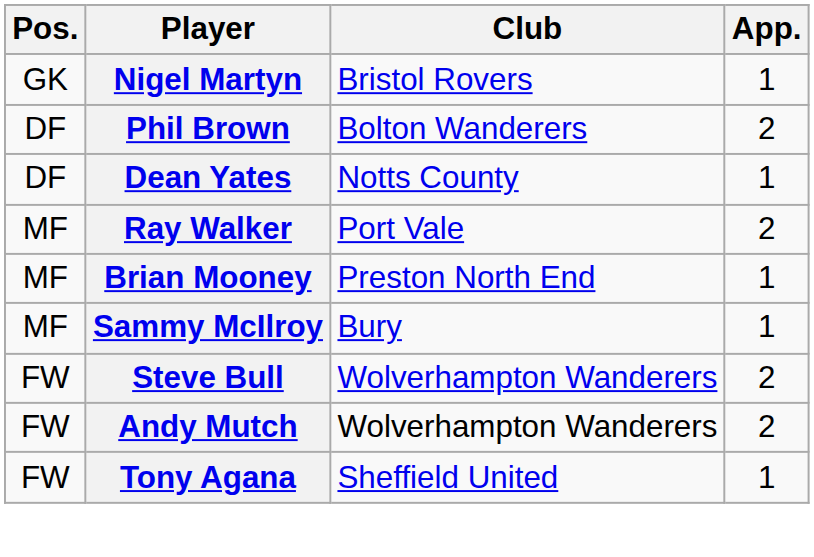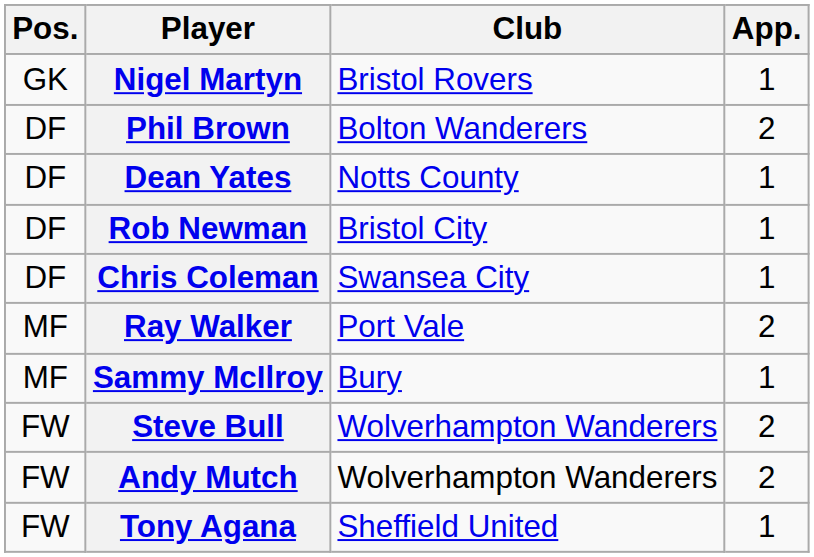+ row: (208, 228)
+ row: (208, 278)
- row: (208, 278)
